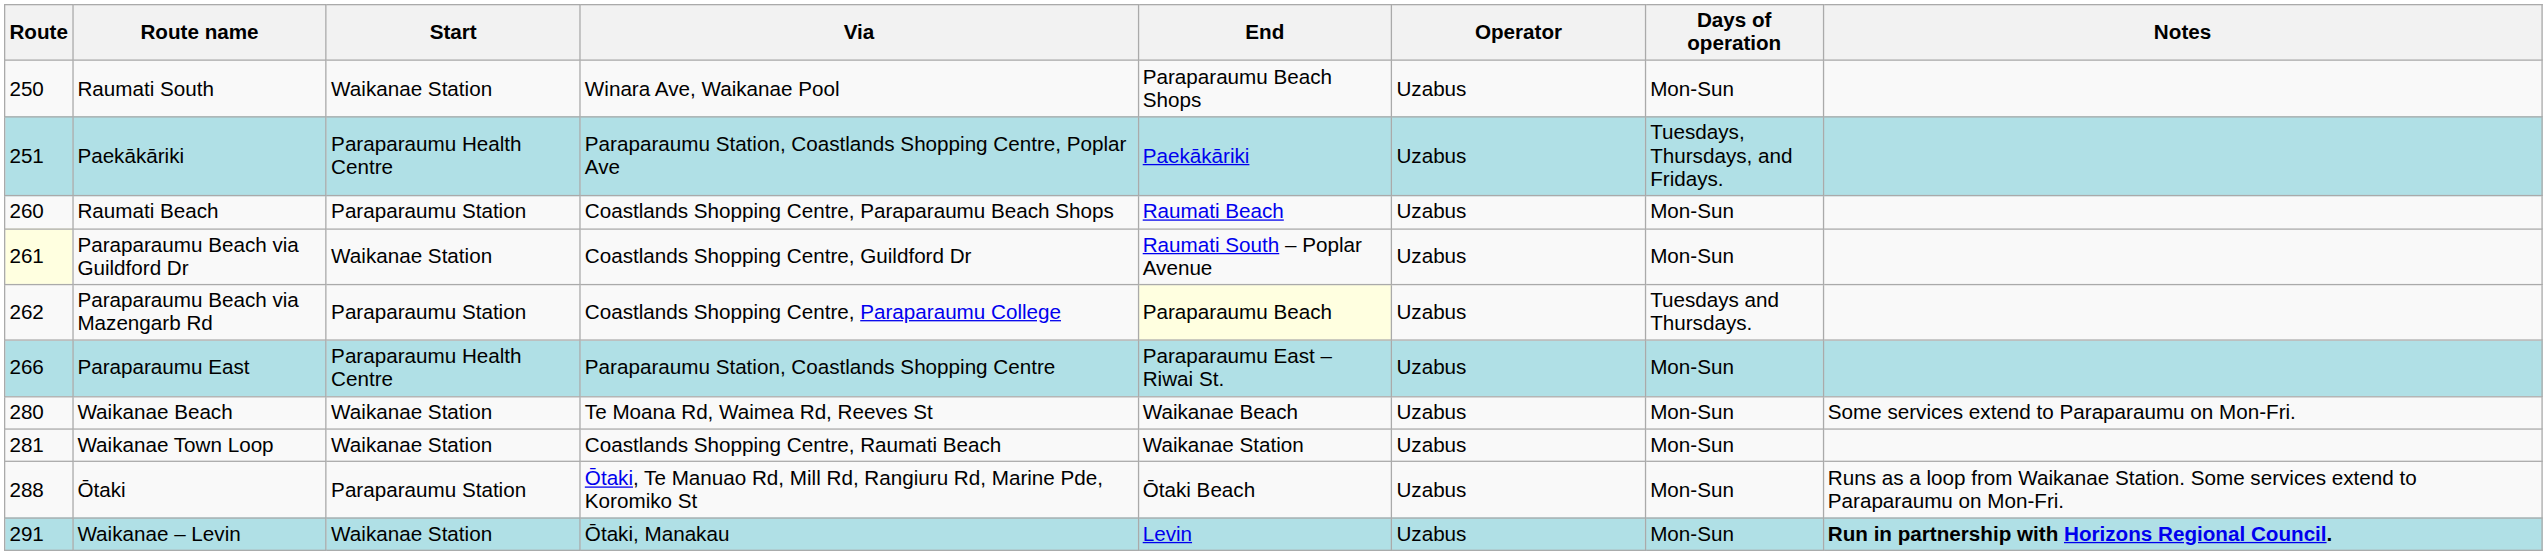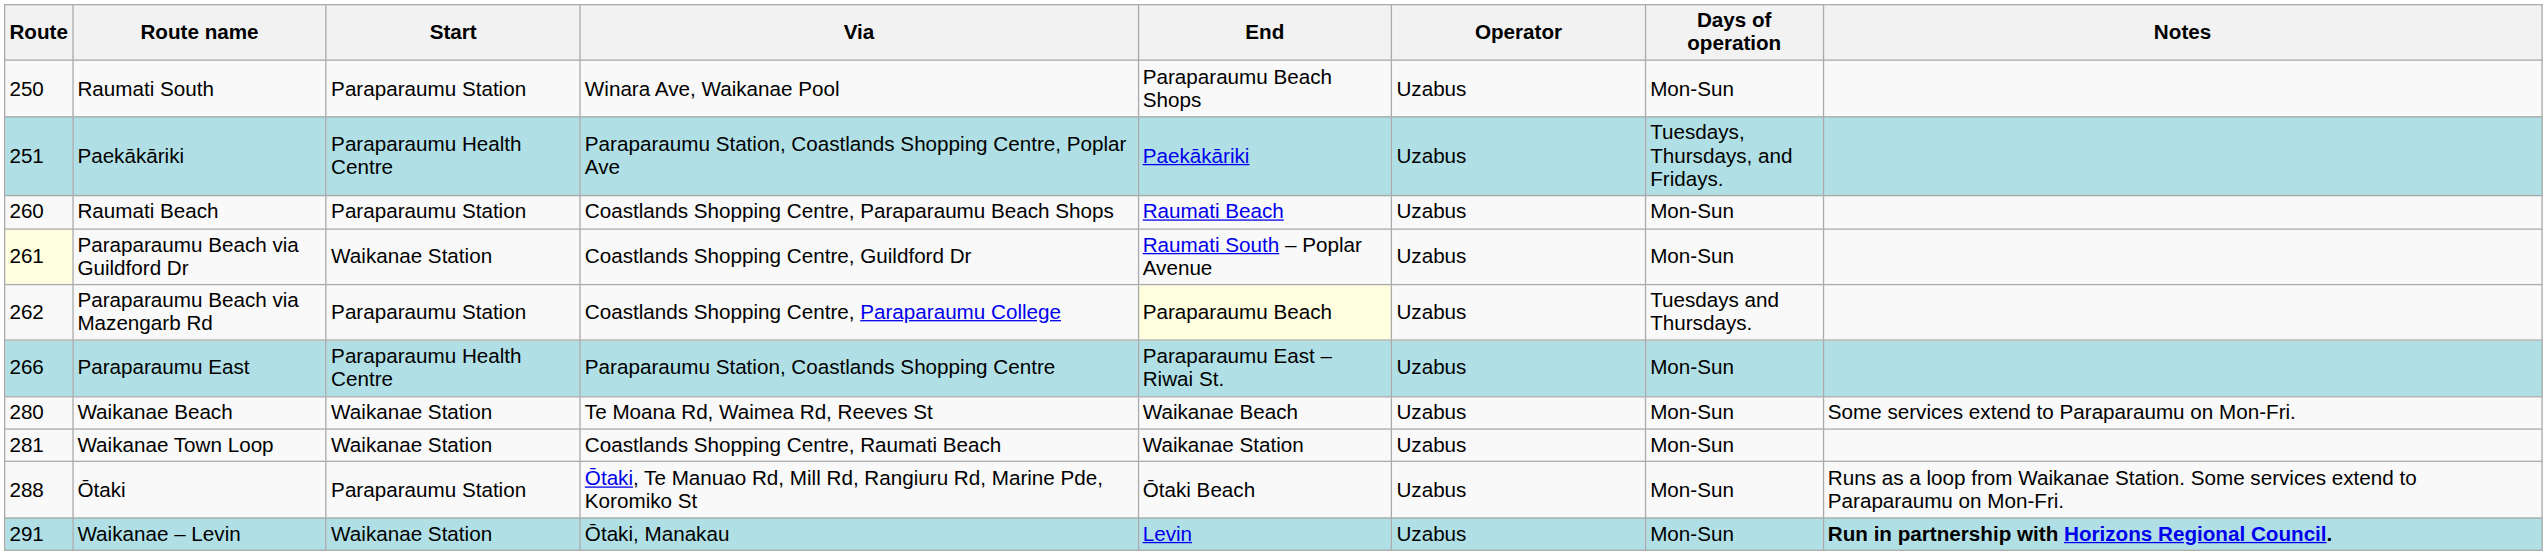(412, 88) Waikanae Station -> (429, 88) Paraparaumu Station
